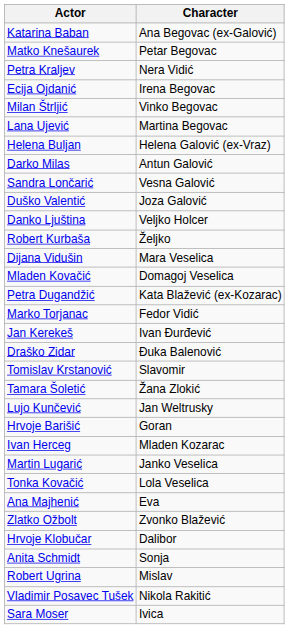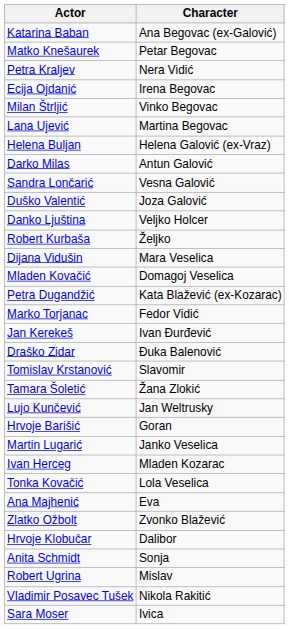rows swapped: (39, 445) <-> (45, 464)
